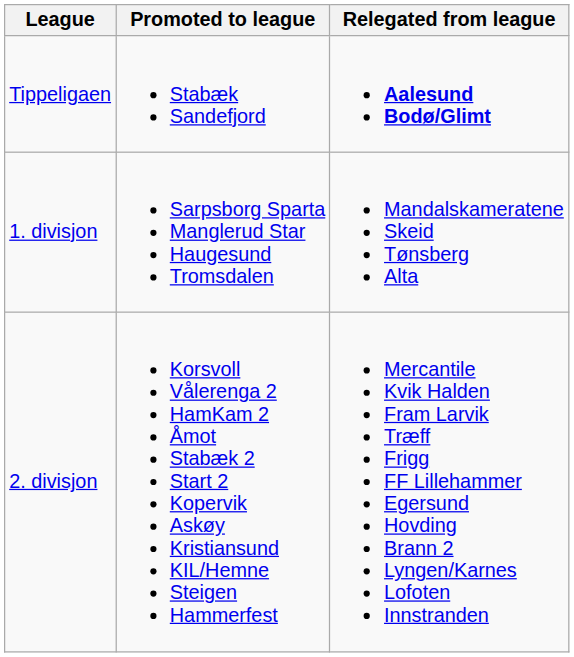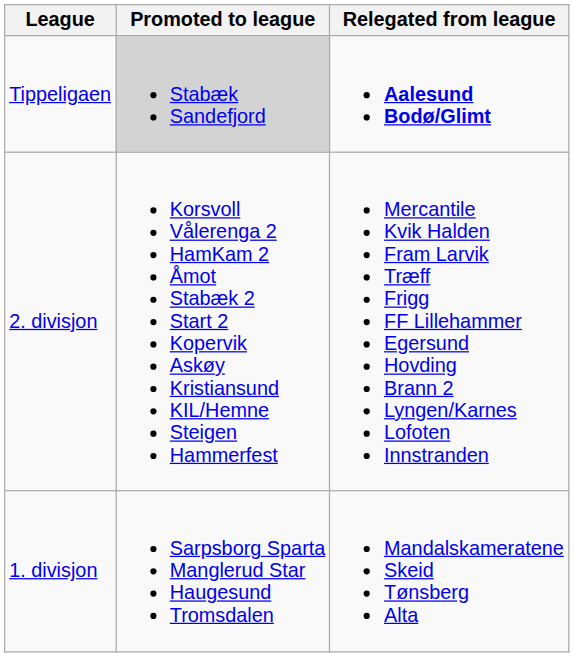(223, 105) no background -> (223, 105) lightgrey background
rows swapped: (53, 231) <-> (53, 481)
